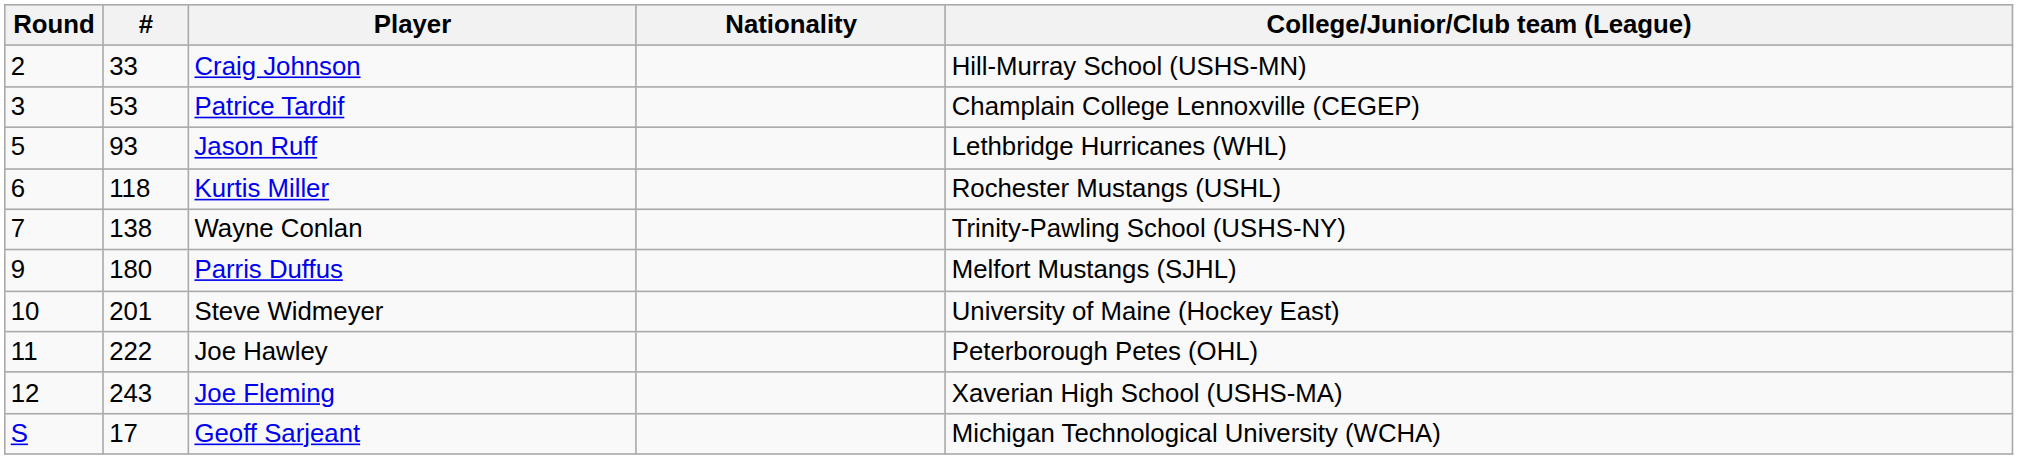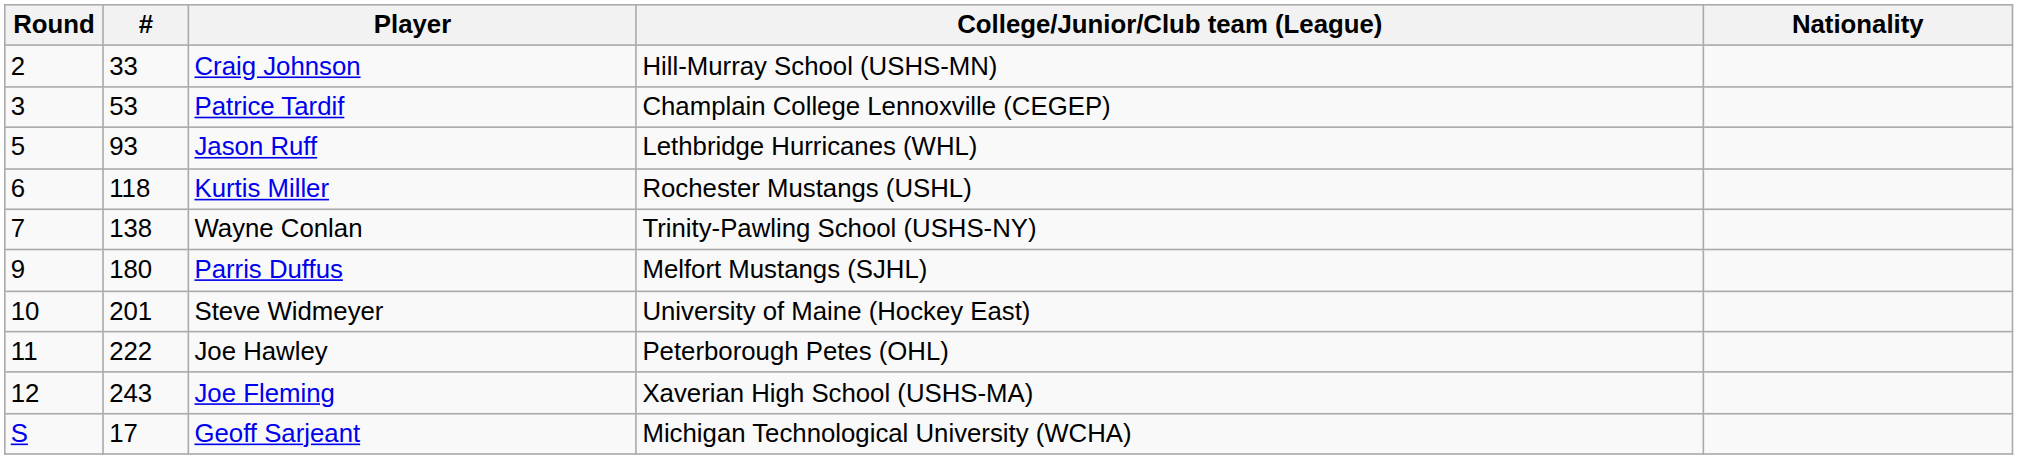columns swapped: (791, 24) <-> (1479, 24)
